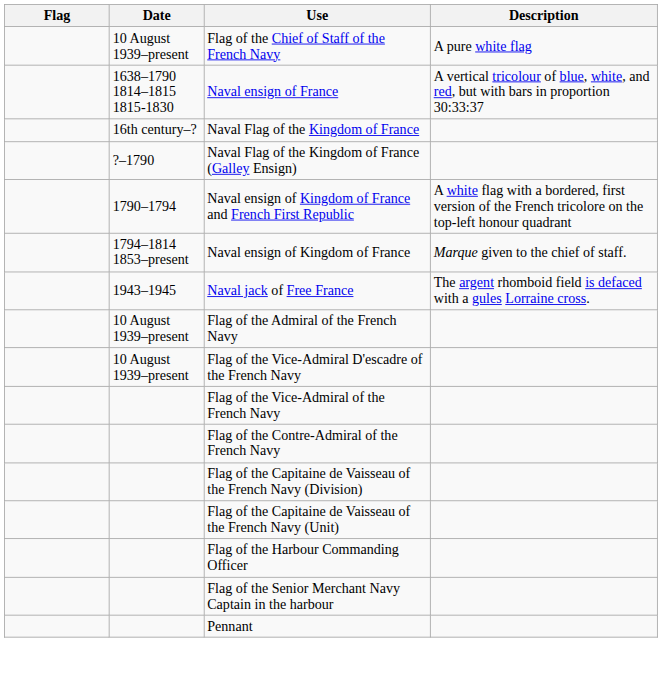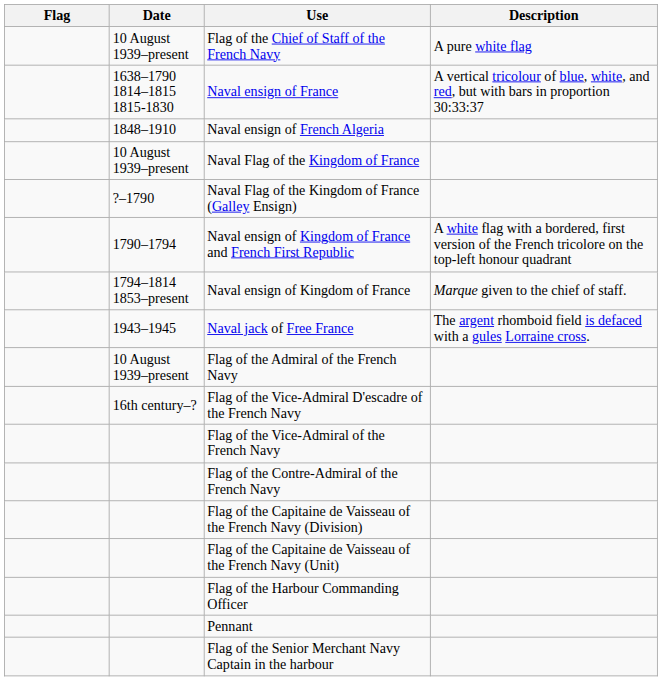+ row: (296, 130)
(155, 130) 16th century–? -> (151, 160) 10 August 1939–present
(151, 367) 10 August 1939–present -> (155, 405) 16th century–?
rows swapped: (304, 596) <-> (230, 626)
